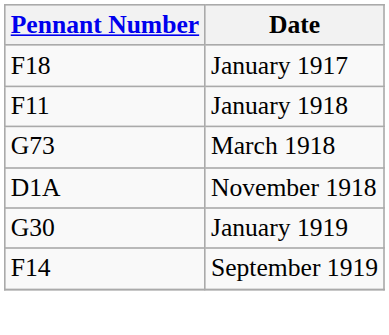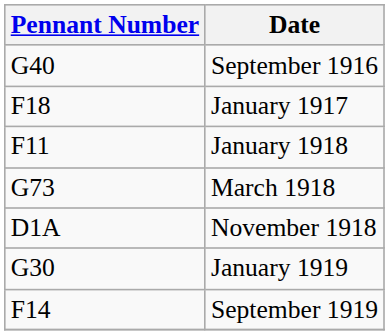+ row: (294, 65)
